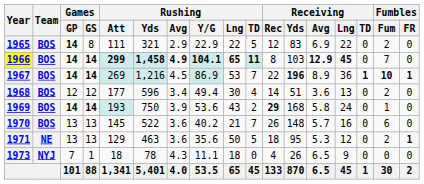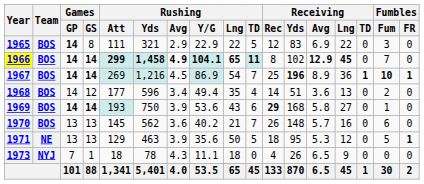(387, 44) 2 -> (387, 44) 3
(296, 60) 103 -> (296, 60) 102
(235, 76) 53 -> (235, 76) 54
(273, 76) 22 -> (273, 76) 25
(72, 92) 12 -> (72, 92) 14
(235, 92) 30 -> (235, 92) 35
(254, 108) 2 -> (254, 108) 6
(346, 108) 24 -> (346, 108) 27
(150, 124) 522 -> (150, 124) 562
(178, 139) 3.6 -> (178, 139) 3.9
(387, 139) 2 -> (387, 139) 5
